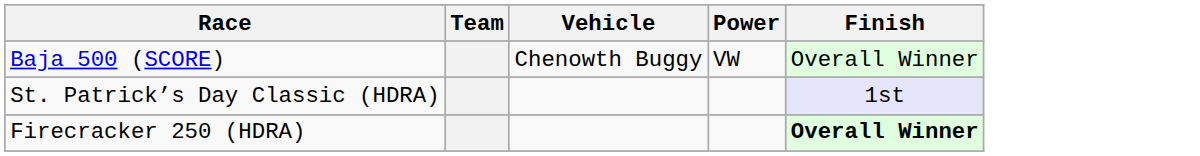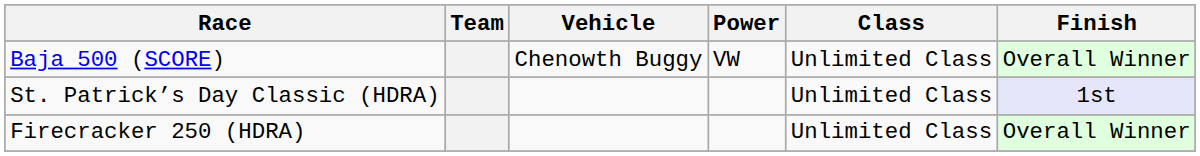+ column: (891, 23)
(885, 132) bold -> (1097, 132) normal
